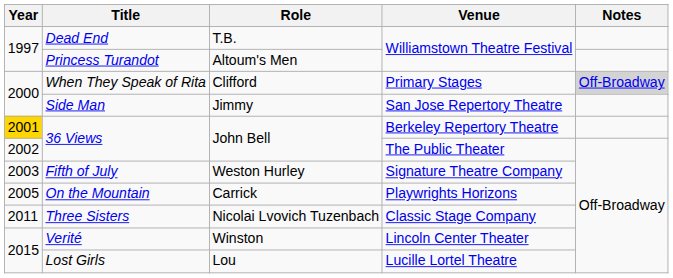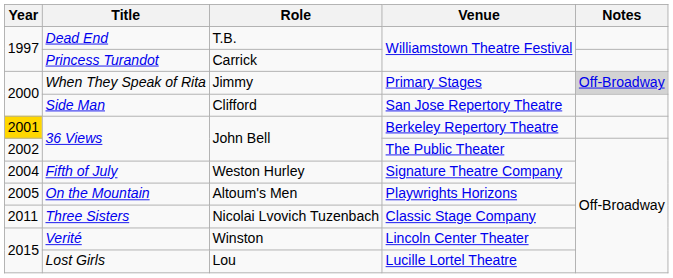(255, 60) Altoum's Men -> (235, 60) Carrick
(235, 82) Clifford -> (233, 82) Jimmy
(233, 104) Jimmy -> (235, 104) Clifford
(23, 171) 2003 -> (23, 171) 2004
(235, 194) Carrick -> (255, 194) Altoum's Men
